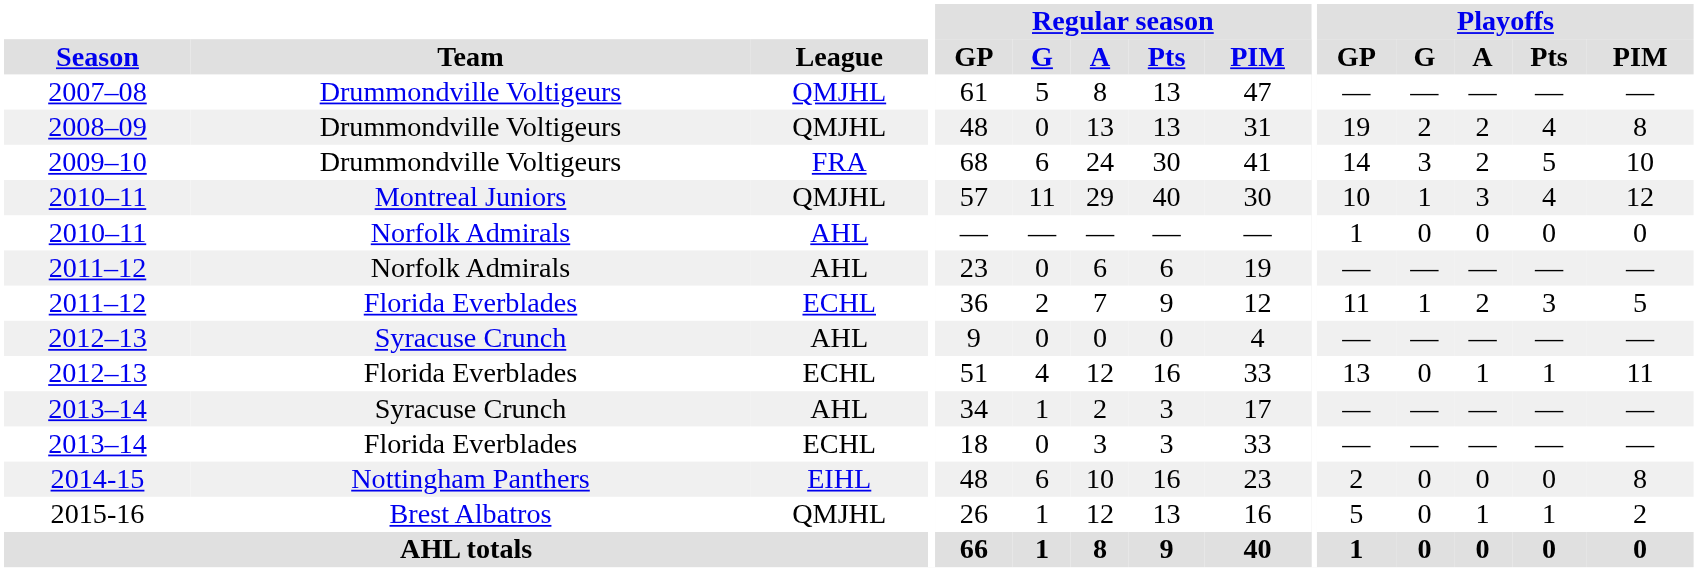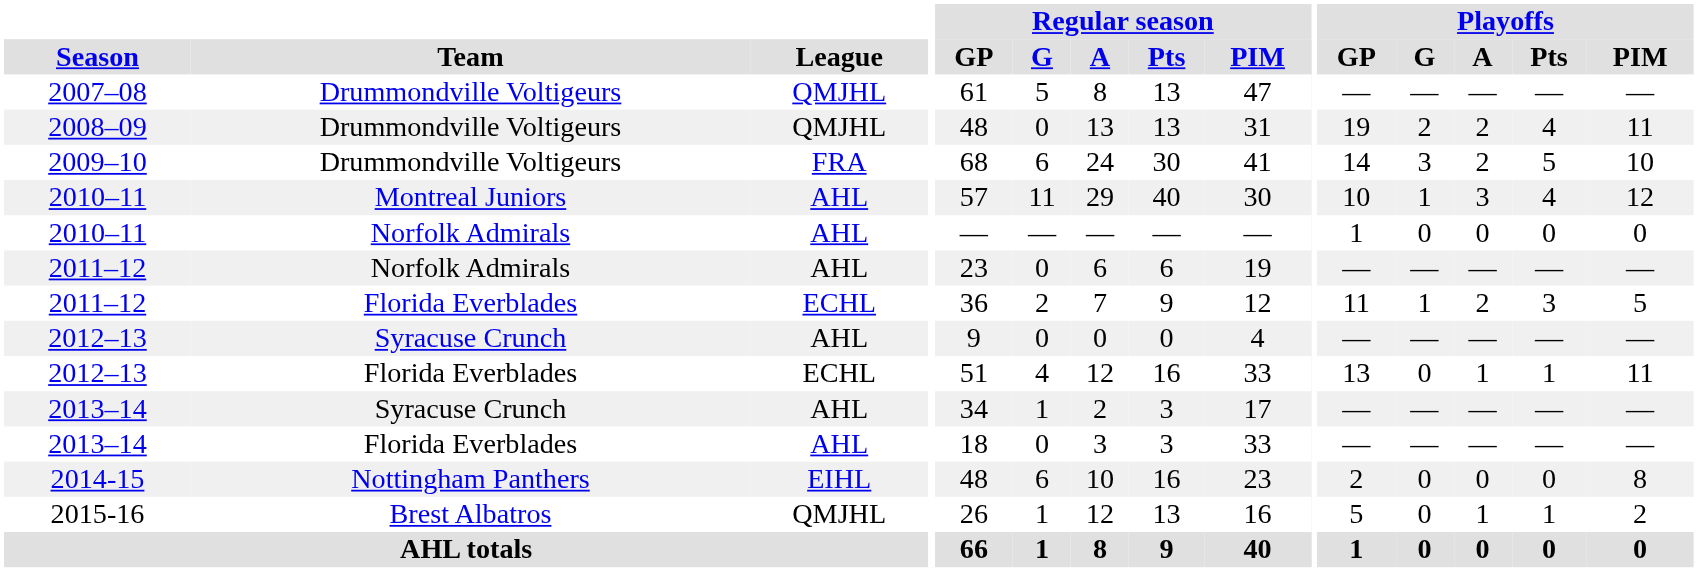(1640, 126) 8 -> (1640, 126) 11
(839, 197) QMJHL -> (839, 197) AHL
(839, 443) ECHL -> (839, 443) AHL
